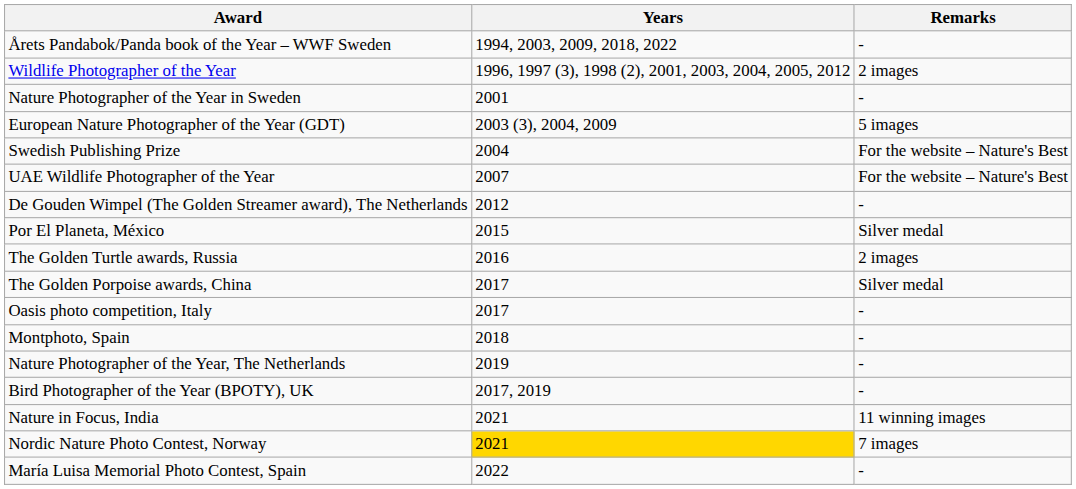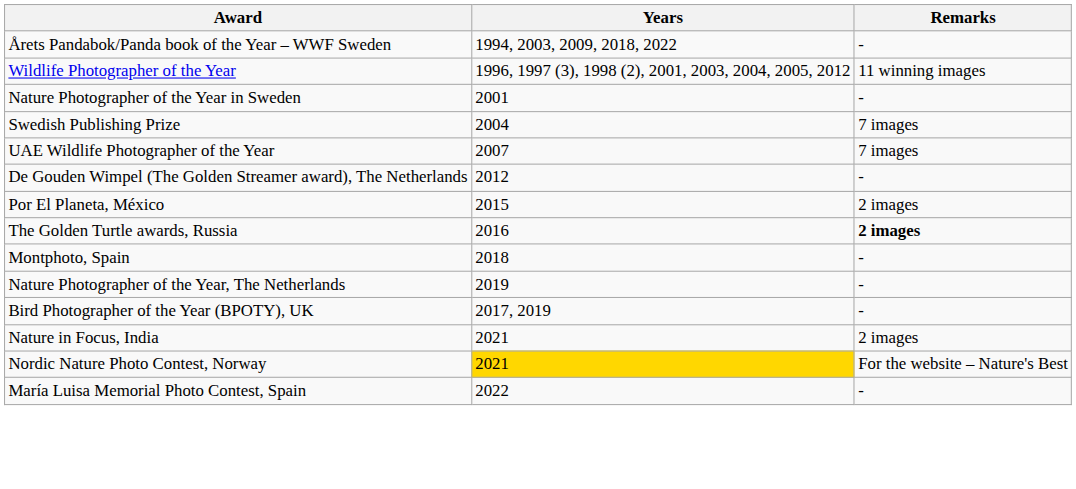(888, 71) 2 images -> (922, 71) 11 winning images
- row: (177, 124)
(963, 151) For the website – Nature's Best -> (888, 124) 7 images
(963, 177) For the website – Nature's Best -> (888, 151) 7 images
(901, 230) Silver medal -> (888, 204) 2 images
(888, 257) normal -> (889, 230) bold
- row: (130, 284)
- row: (110, 310)
(922, 417) 11 winning images -> (888, 337) 2 images
(888, 444) 7 images -> (963, 364) For the website – Nature's Best
